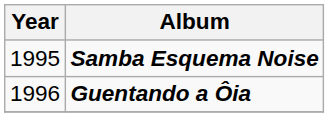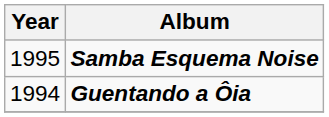(35, 93) 1996 -> (35, 93) 1994
